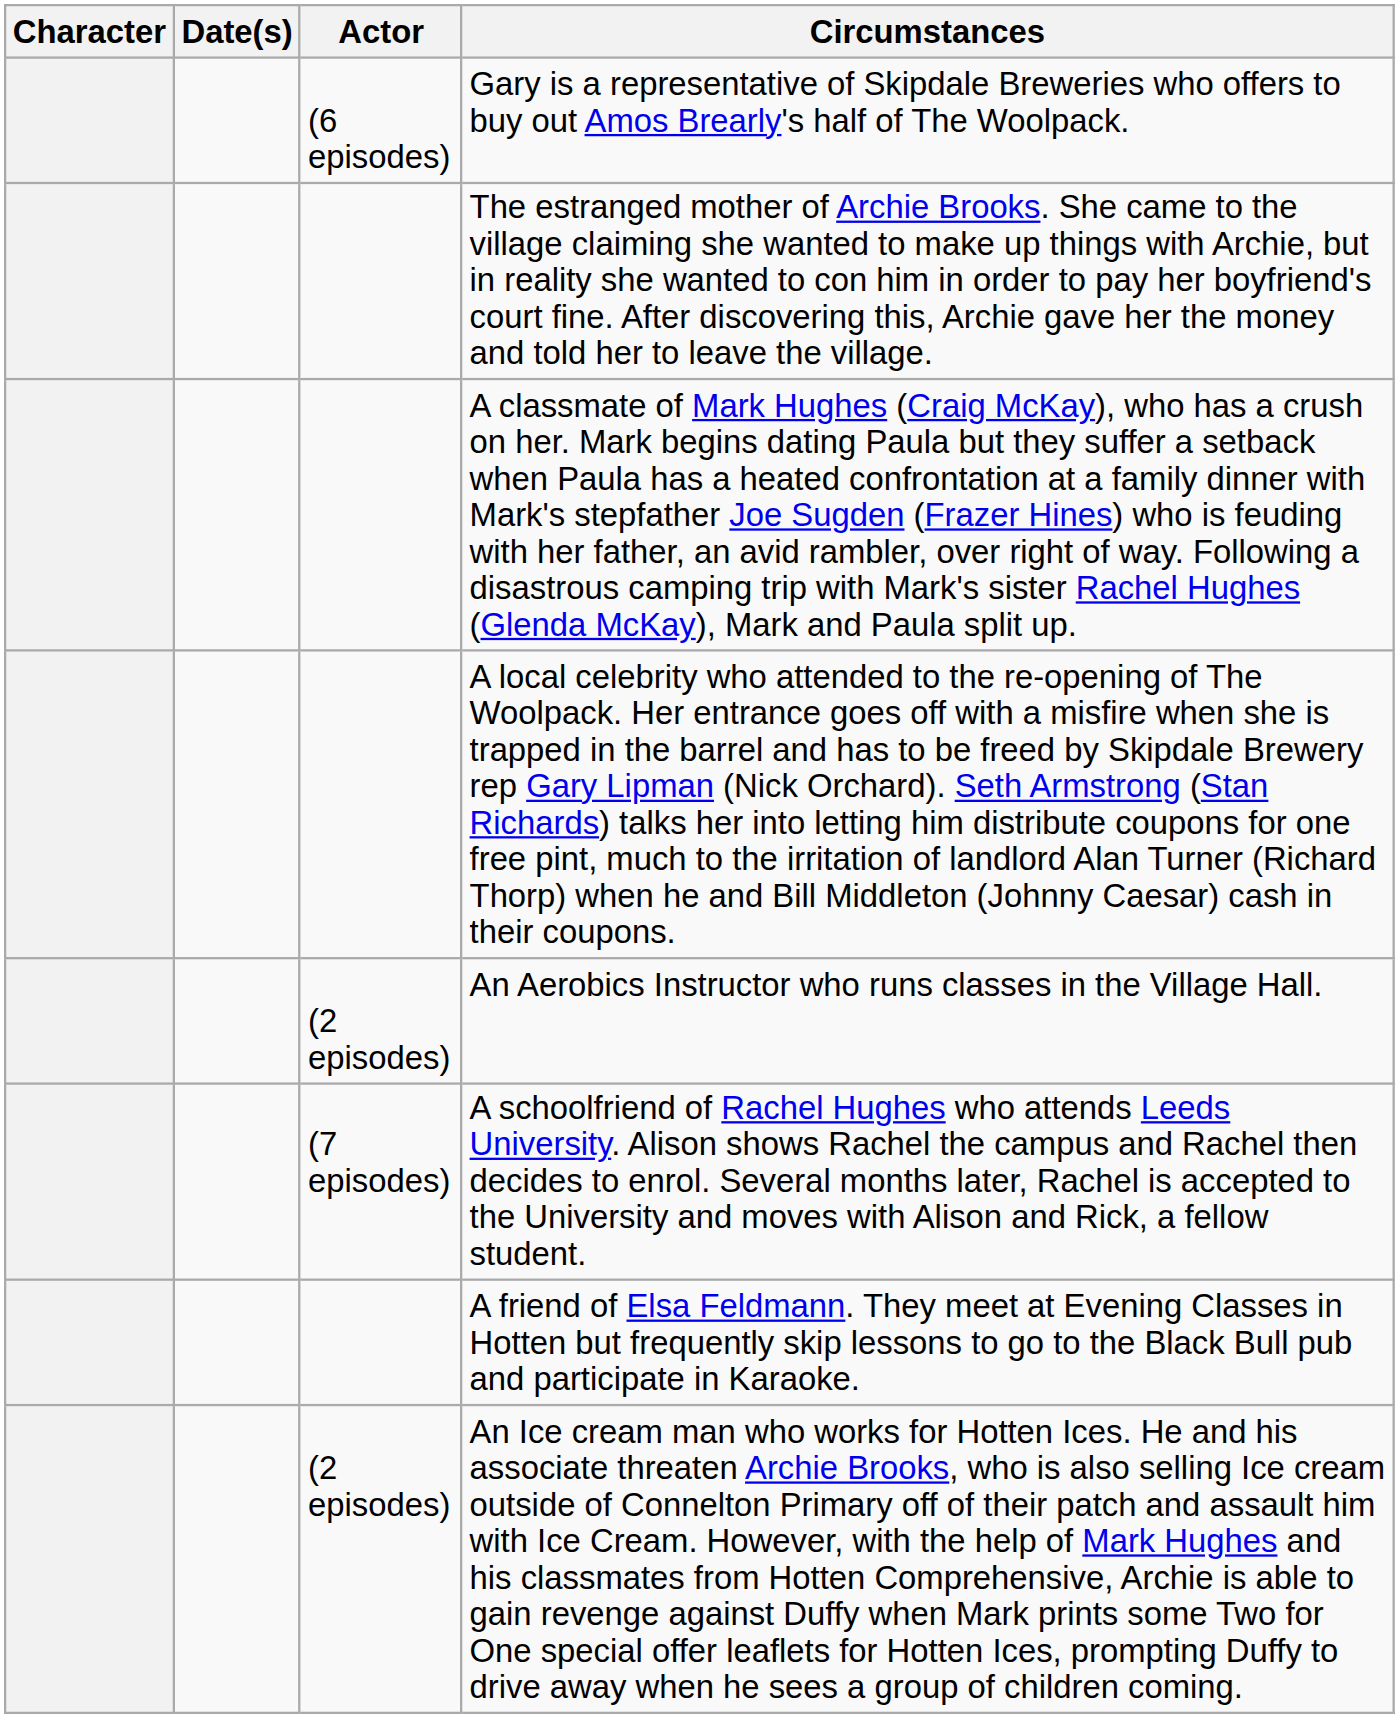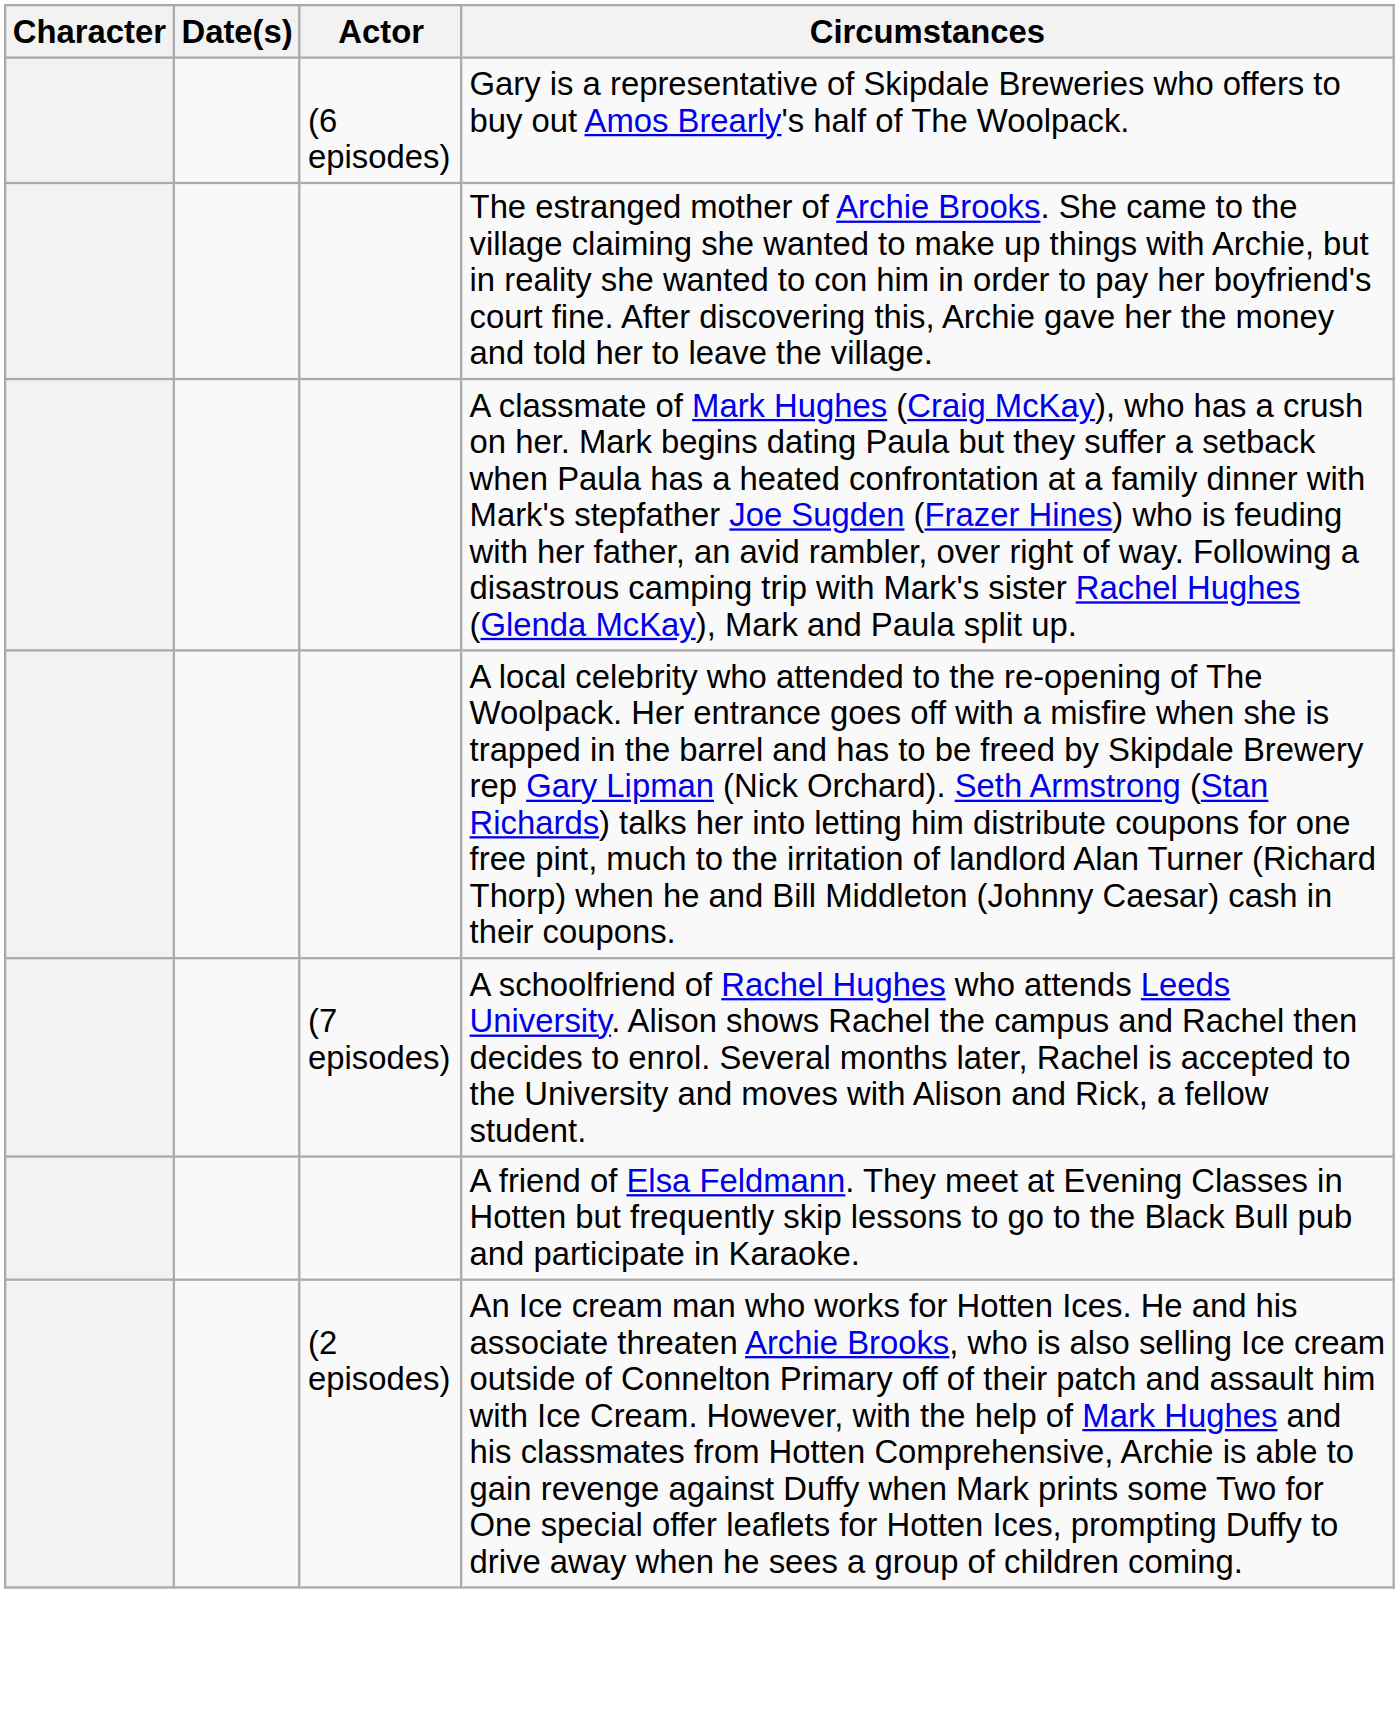- row: (896, 984)
